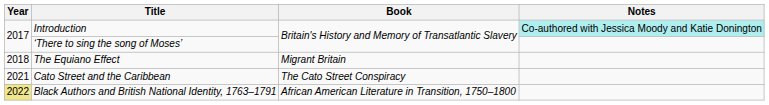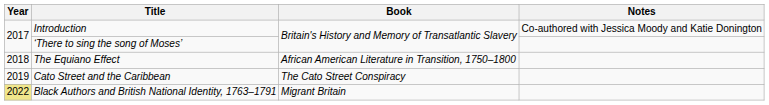(642, 28) paleturquoise background -> (642, 28) no background
(313, 60) Migrant Britain -> (398, 60) African American Literature in Transition, 1750–1800
(18, 76) 2021 -> (18, 76) 2019
(398, 92) African American Literature in Transition, 1750–1800 -> (313, 92) Migrant Britain
